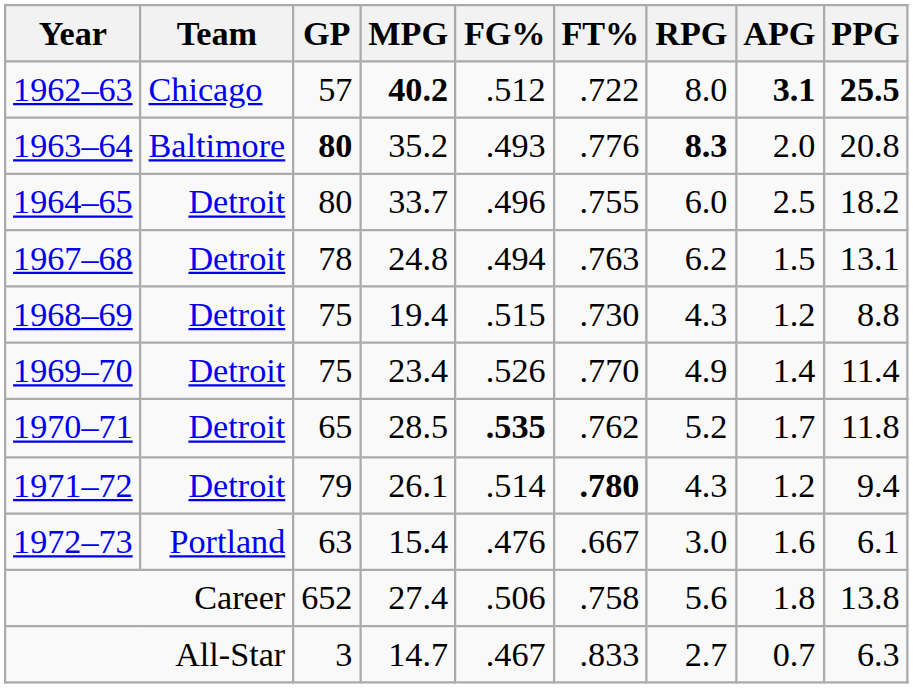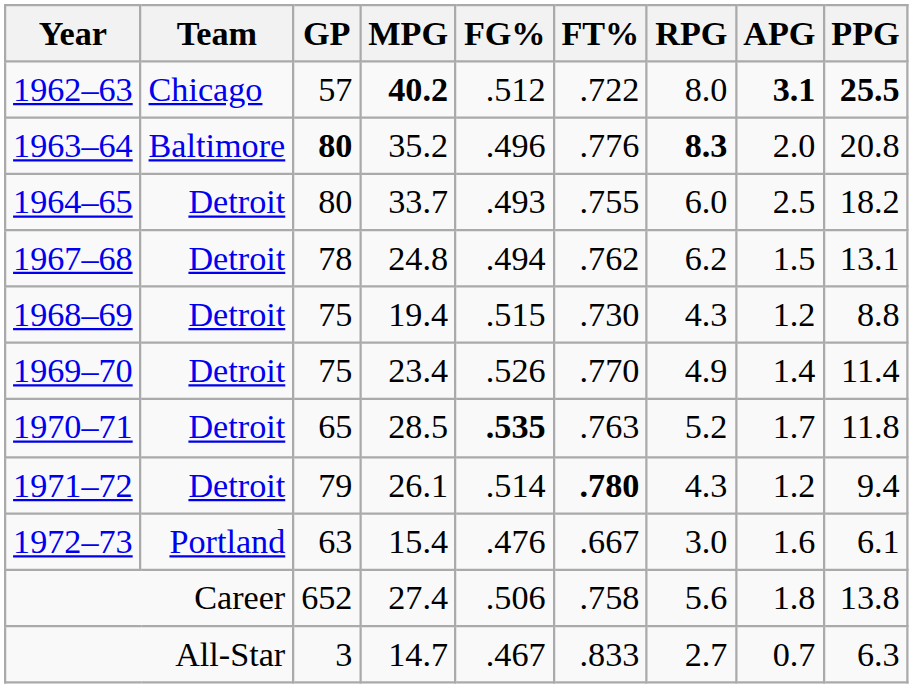(516, 145) .493 -> (516, 145) .496
(516, 202) .496 -> (516, 202) .493
(609, 258) .763 -> (609, 258) .762
(609, 427) .762 -> (609, 427) .763
